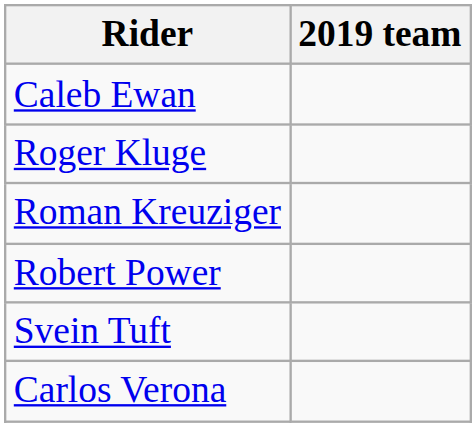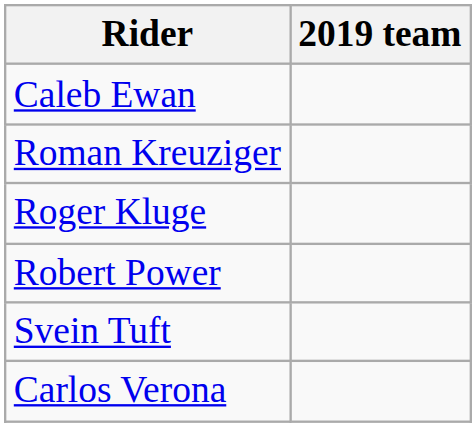rows swapped: (110, 152) <-> (147, 212)
